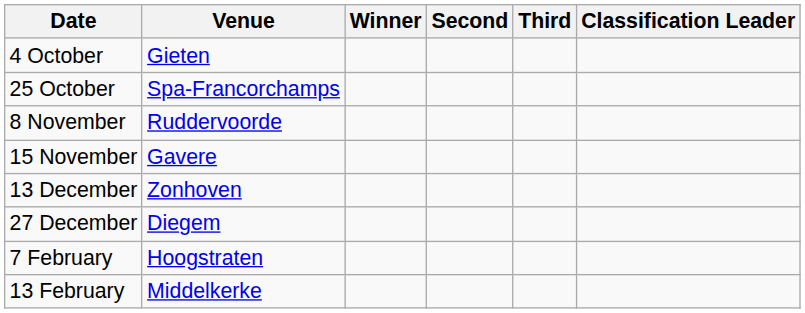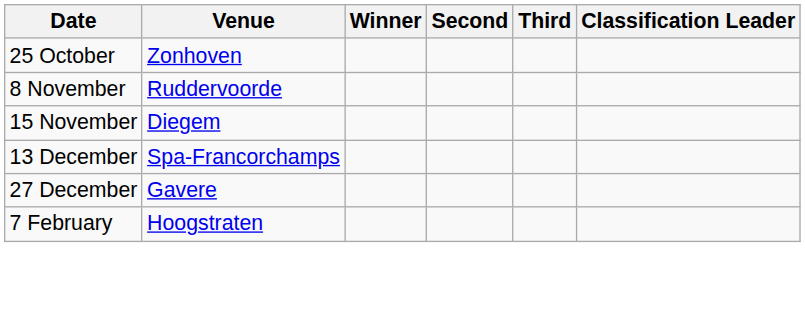- row: (56, 55)
(244, 88) Spa-Francorchamps -> (194, 55) Zonhoven
(182, 156) Gavere -> (184, 122) Diegem
(194, 190) Zonhoven -> (244, 156) Spa-Francorchamps
(184, 223) Diegem -> (182, 190) Gavere
- row: (67, 291)
